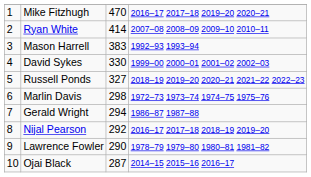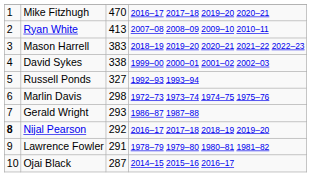(117, 29) 414 -> (117, 29) 413
(165, 46) 1992–93 1993–94 -> (218, 46) 2018–19 2019–20 2020–21 2021–22 2022–23
(117, 63) 330 -> (117, 63) 338
(218, 80) 2018–19 2019–20 2020–21 2021–22 2022–23 -> (165, 80) 1992–93 1993–94
(117, 113) 294 -> (117, 113) 293
(10, 130) normal -> (10, 130) bold
(117, 146) 290 -> (117, 146) 291
